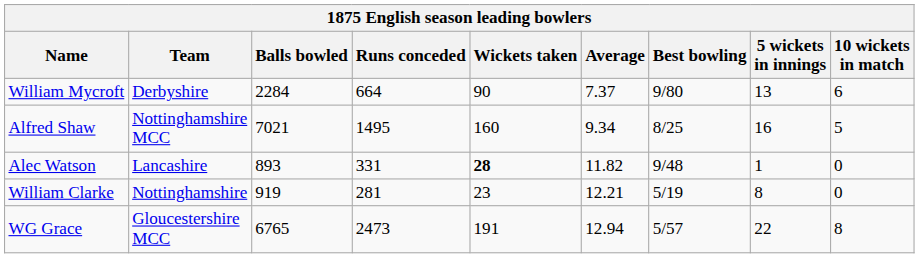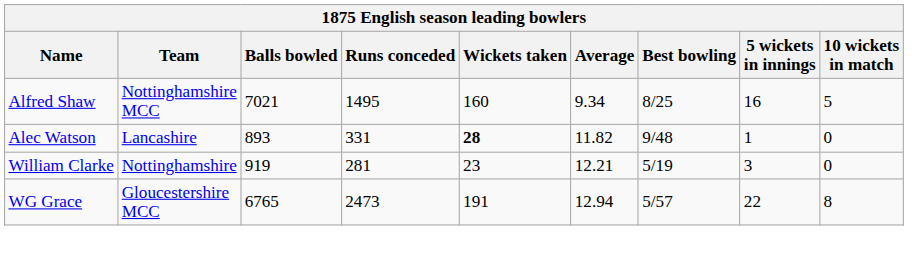- row: (66, 91)
(759, 192) 8 -> (748, 165) 3
